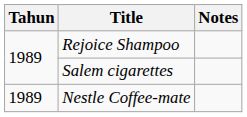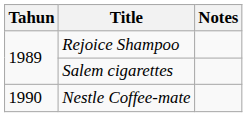(25, 97) 1989 -> (25, 97) 1990
